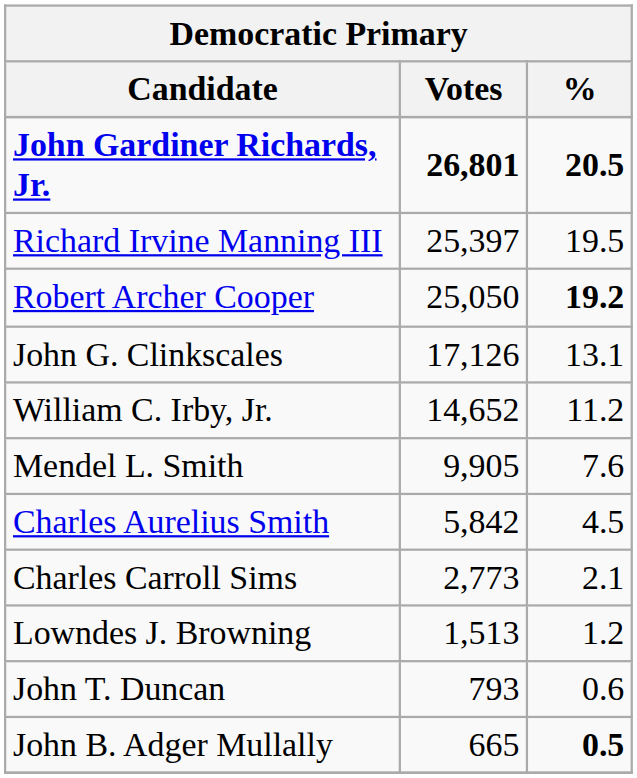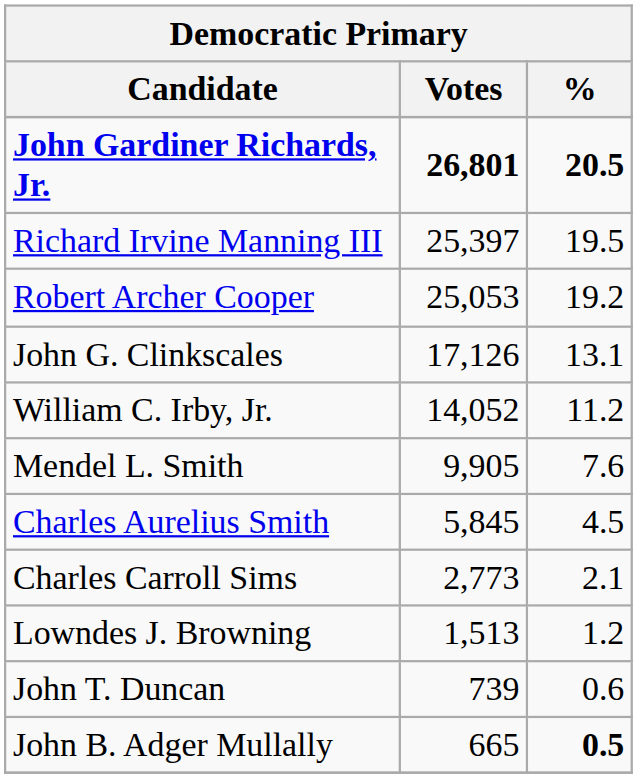(473, 297) 25,050 -> (473, 297) 25,053
(595, 297) bold -> (595, 297) normal
(473, 408) 14,652 -> (473, 408) 14,052
(481, 520) 5,842 -> (481, 520) 5,845
(494, 688) 793 -> (494, 688) 739
